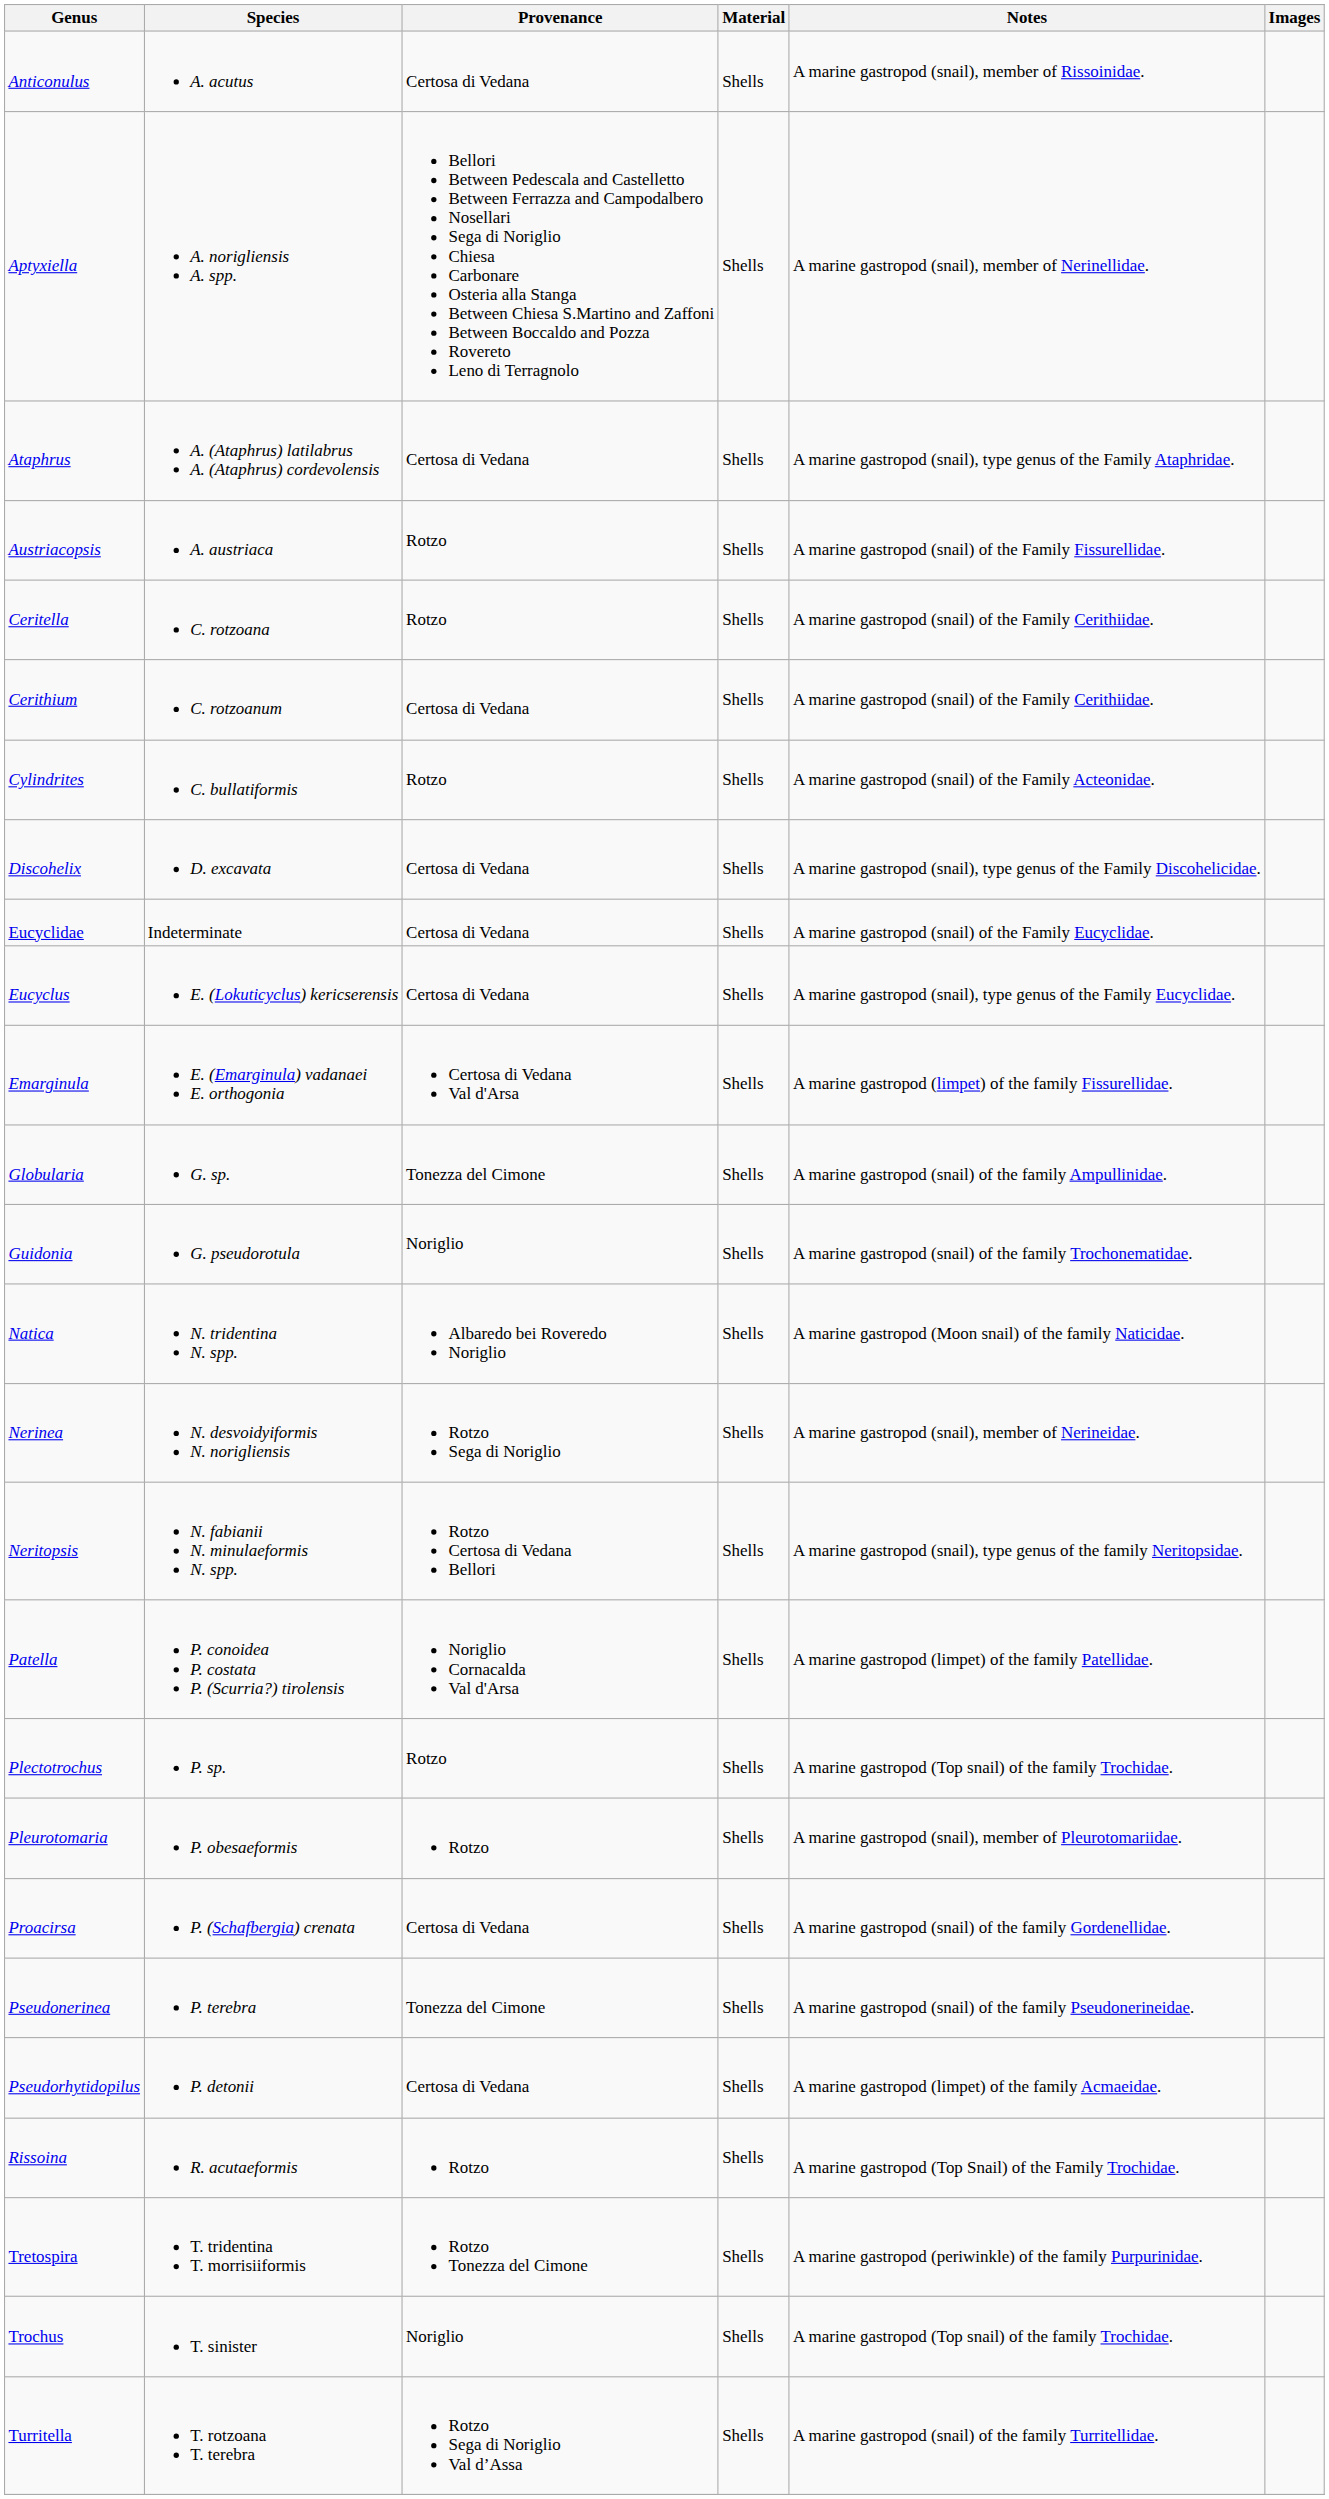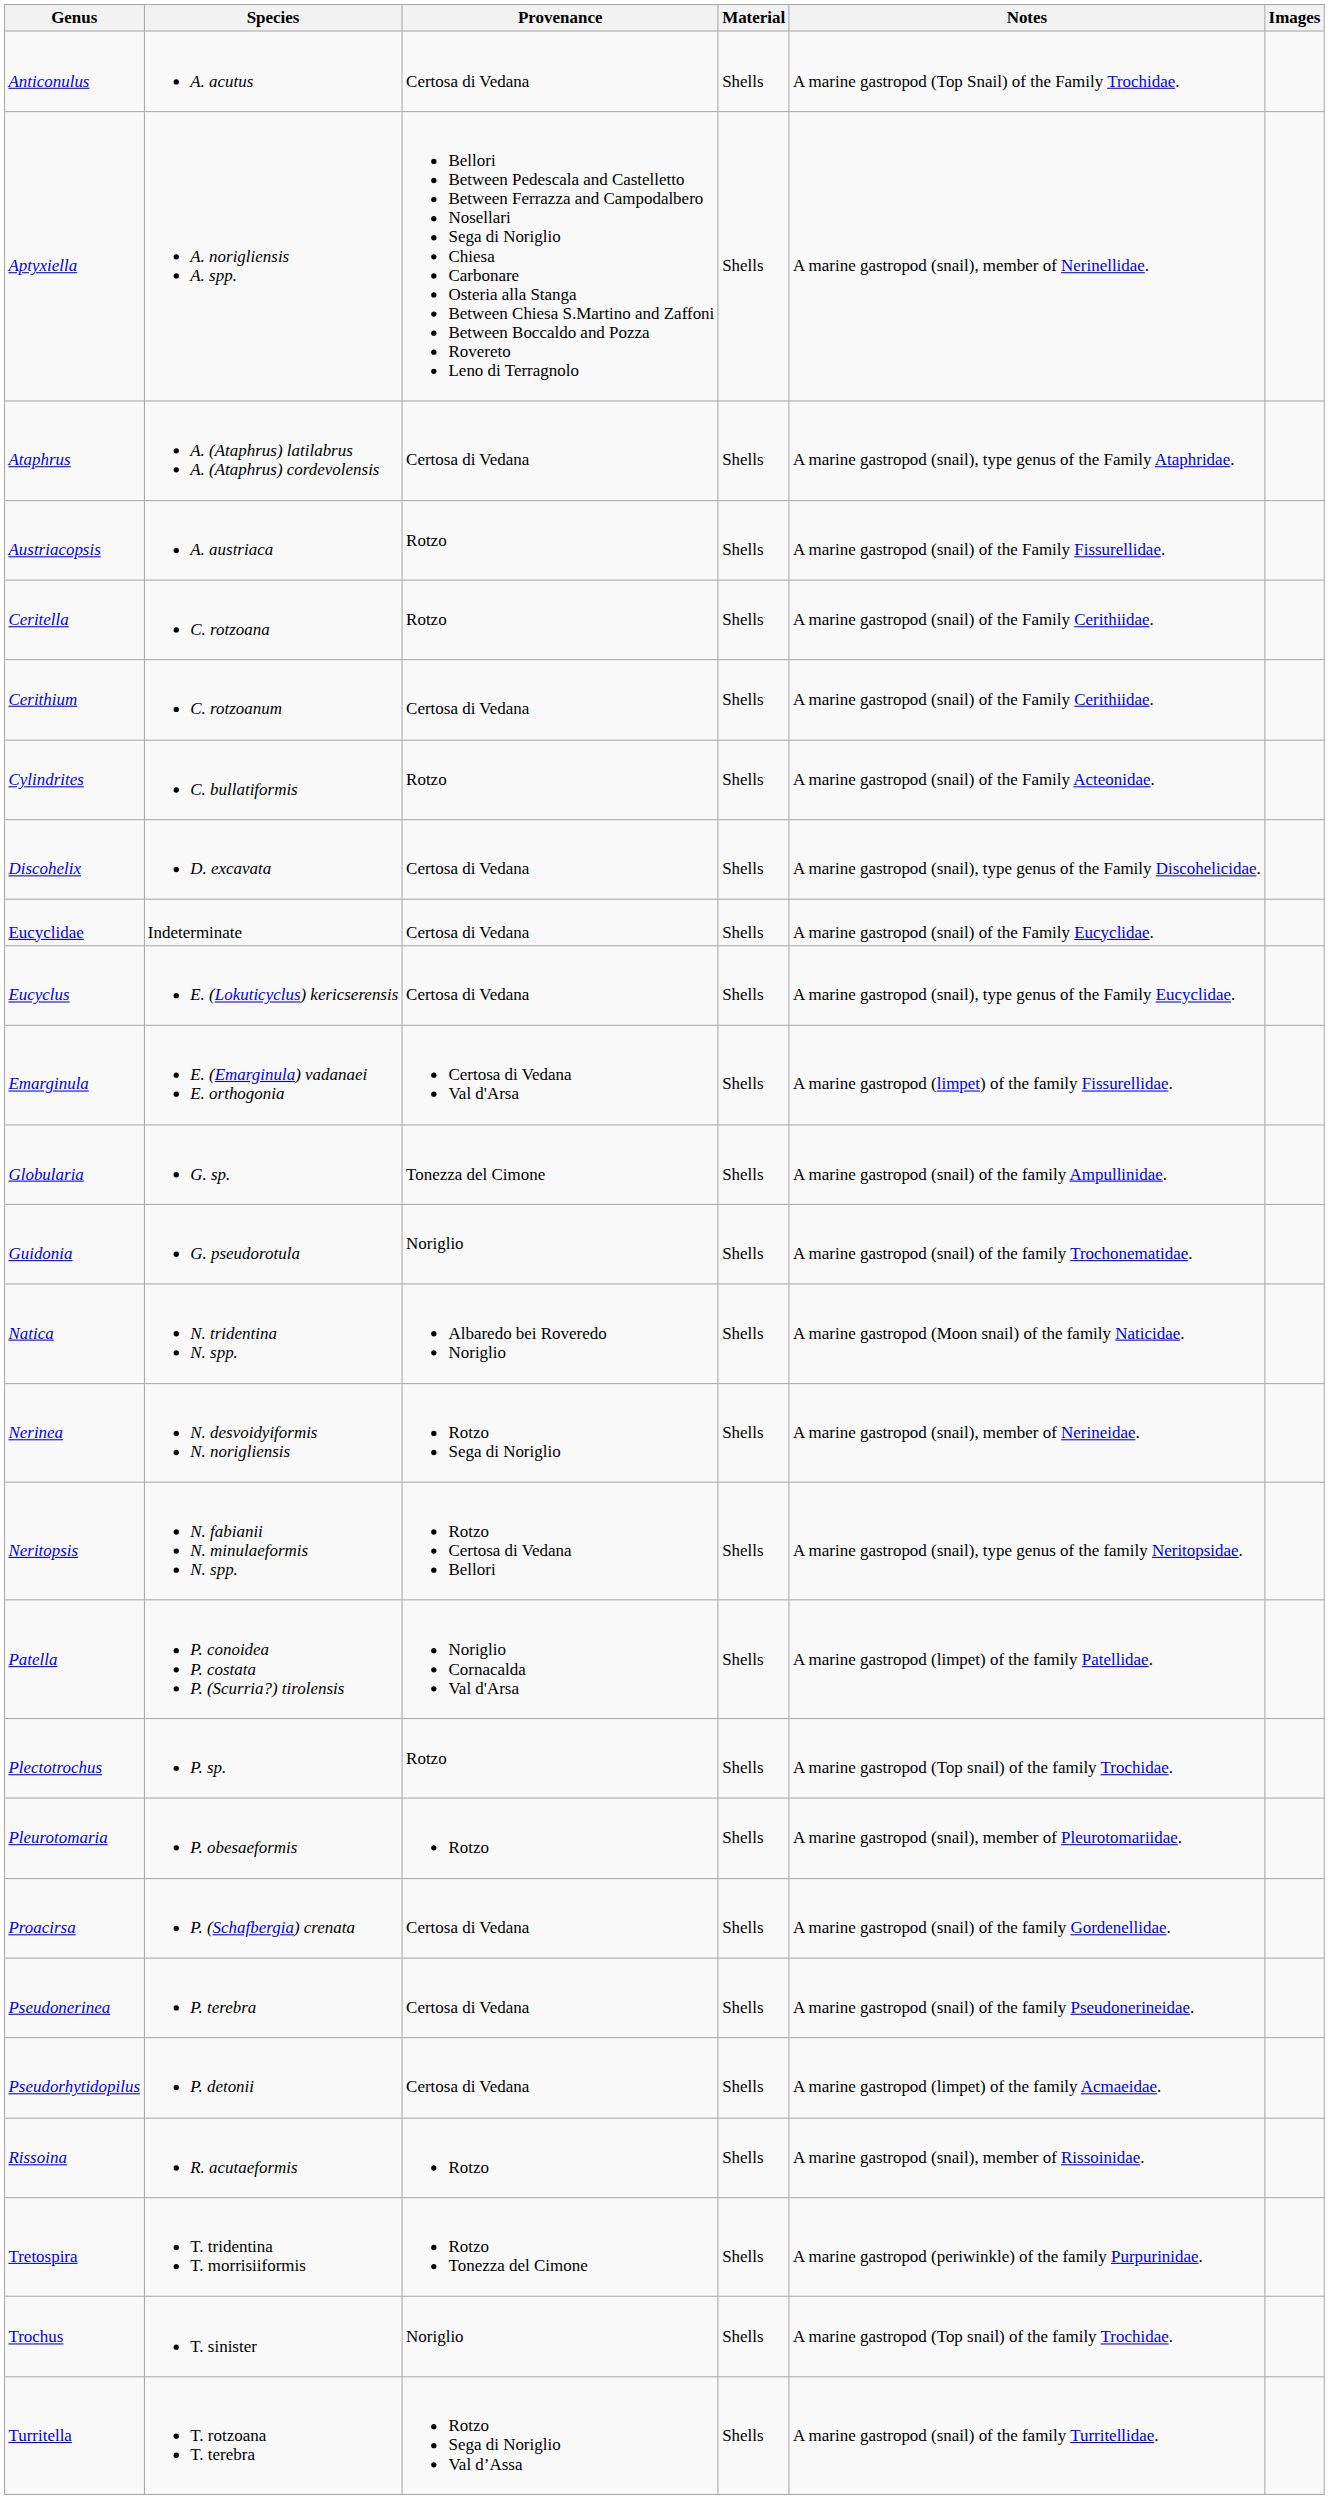(969, 71) A marine gastropod (snail), member of Rissoinidae. -> (986, 80) A marine gastropod (Top Snail) of the Family Trochidae.
(476, 2007) Tonezza del Cimone -> (468, 2007) Certosa di Vedana
(986, 2167) A marine gastropod (Top Snail) of the Family Trochidae. -> (969, 2157) A marine gastropod (snail), member of Rissoinidae.
